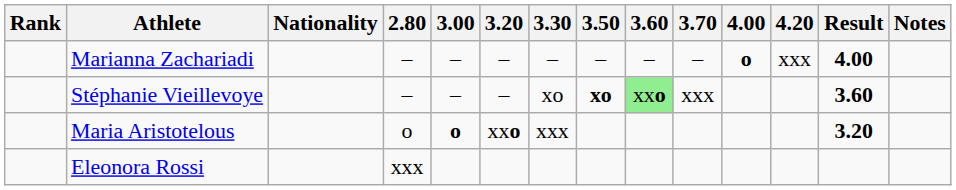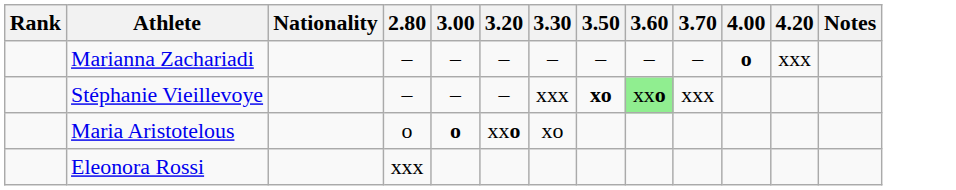- column: (854, 22)
(552, 94) xo -> (552, 94) xxx
(552, 131) xxx -> (552, 131) xo
